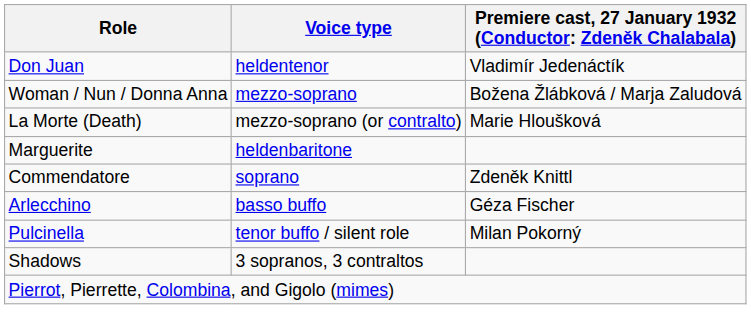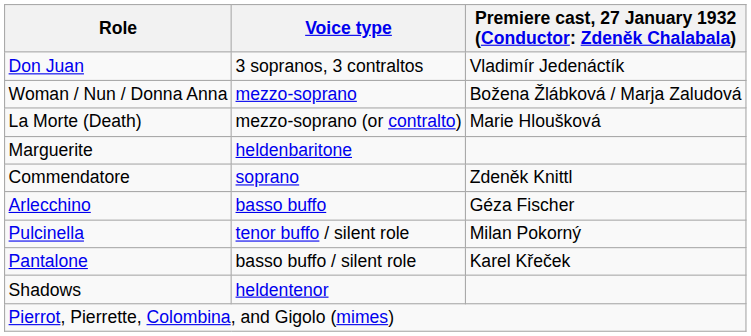(282, 66) heldentenor -> (329, 66) 3 sopranos, 3 contraltos
+ row: (48, 261)
(329, 261) 3 sopranos, 3 contraltos -> (282, 289) heldentenor
